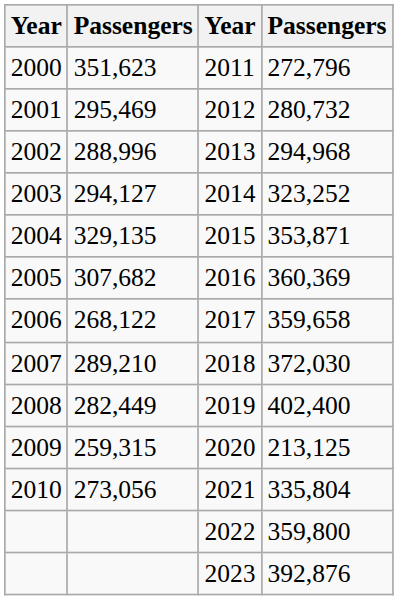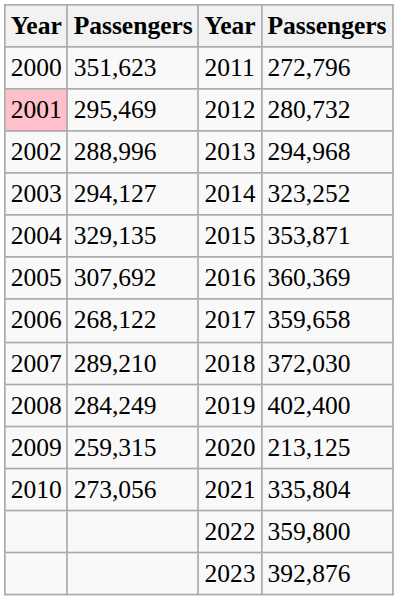(36, 109) no background -> (36, 109) pink background
(115, 278) 307,682 -> (115, 278) 307,692
(115, 404) 282,449 -> (115, 404) 284,249
